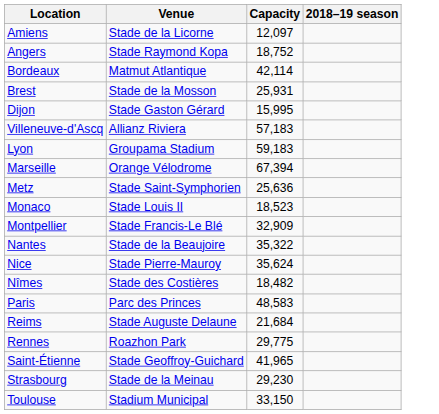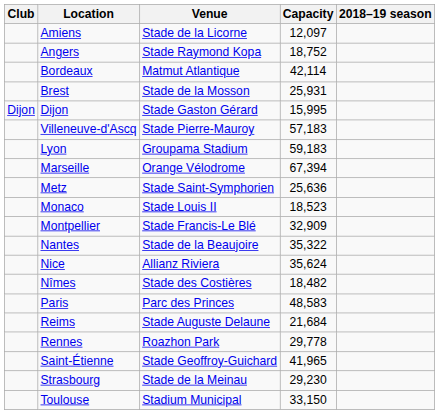+ column: (21, 14)
(147, 129) Allianz Riviera -> (198, 129) Stade Pierre-Mauroy
(165, 264) Stade Pierre-Mauroy -> (181, 264) Allianz Riviera
(275, 341) 29,775 -> (308, 341) 29,778
